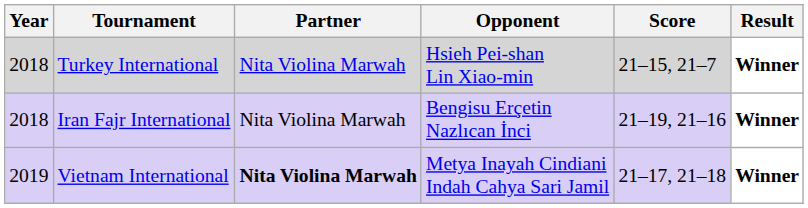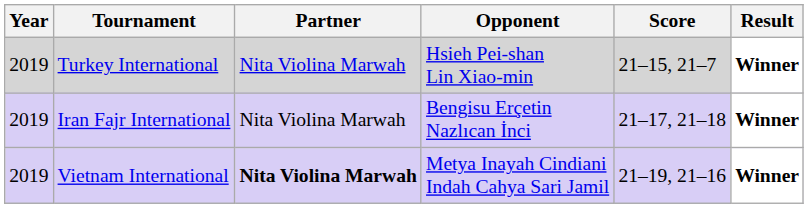(29, 64) 2018 -> (29, 64) 2019
(29, 120) 2018 -> (29, 120) 2019
(672, 120) 21–19, 21–16 -> (672, 120) 21–17, 21–18
(672, 175) 21–17, 21–18 -> (672, 175) 21–19, 21–16
